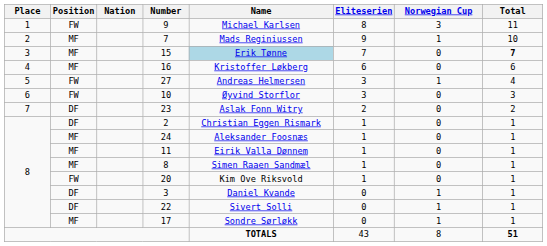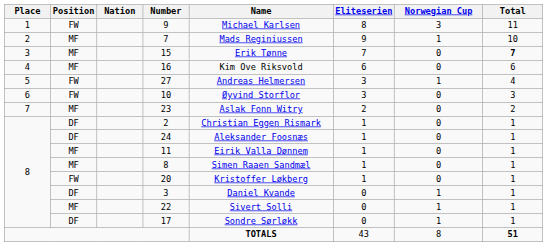(261, 54) lightblue background -> (261, 54) no background
(261, 67) Kristoffer Løkberg -> (261, 67) Kim Ove Riksvold
(74, 109) DF -> (74, 109) MF
(74, 137) MF -> (74, 137) DF
(261, 179) Kim Ove Riksvold -> (261, 179) Kristoffer Løkberg
(74, 207) DF -> (74, 207) MF
(74, 221) MF -> (74, 221) DF
